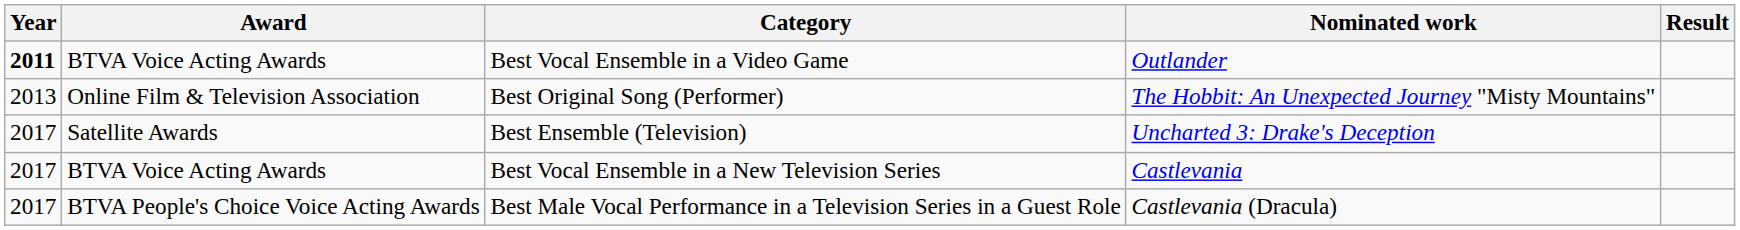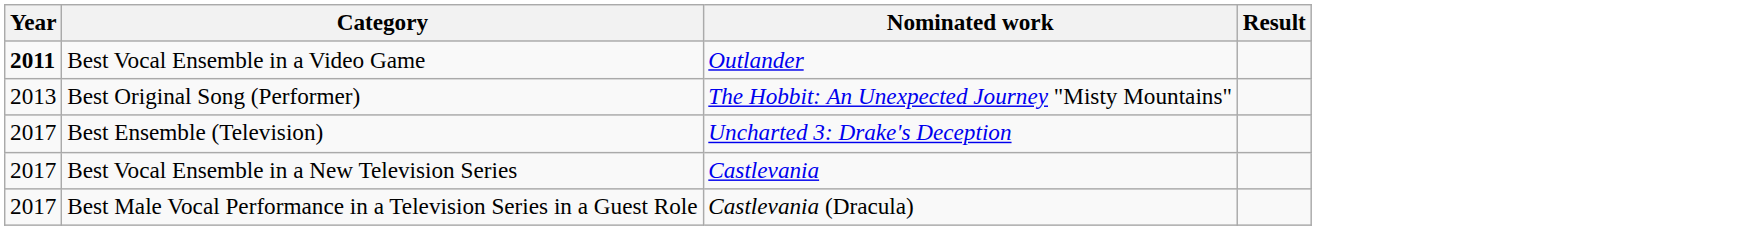- column: (273, 22)
